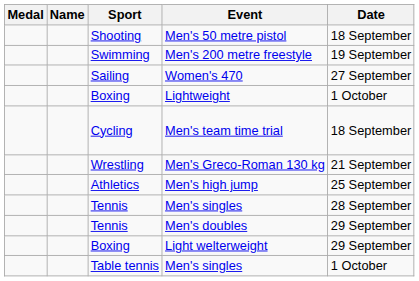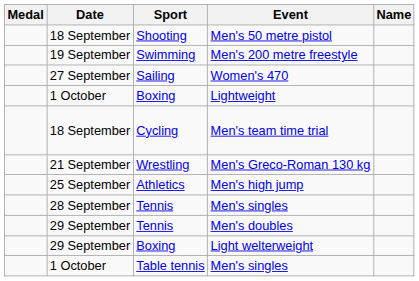columns swapped: (67, 15) <-> (371, 15)
